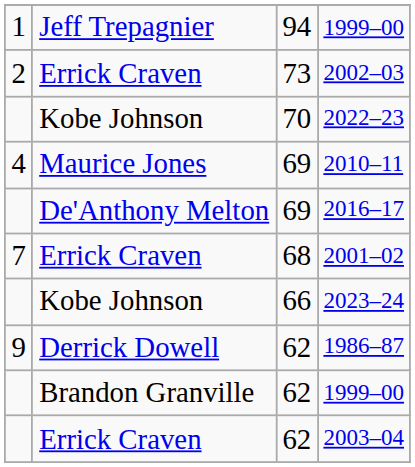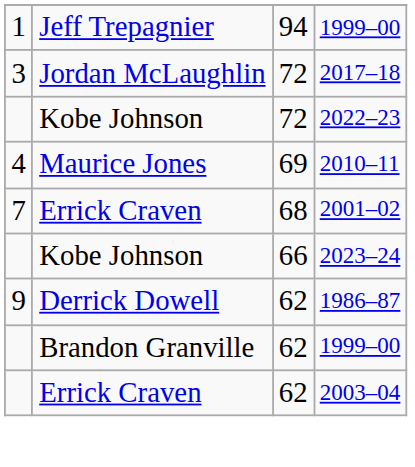- row: (120, 73)
+ row: (152, 73)
(297, 118) 70 -> (293, 118) 72
- row: (154, 210)
